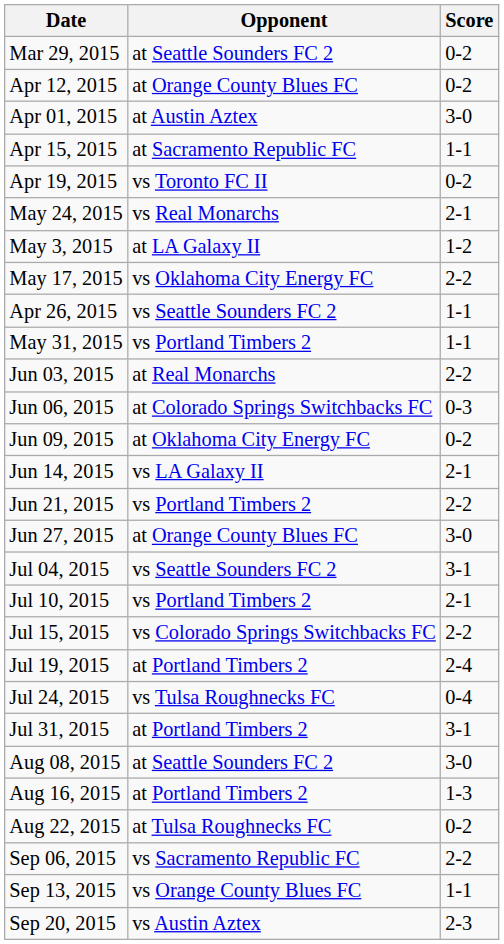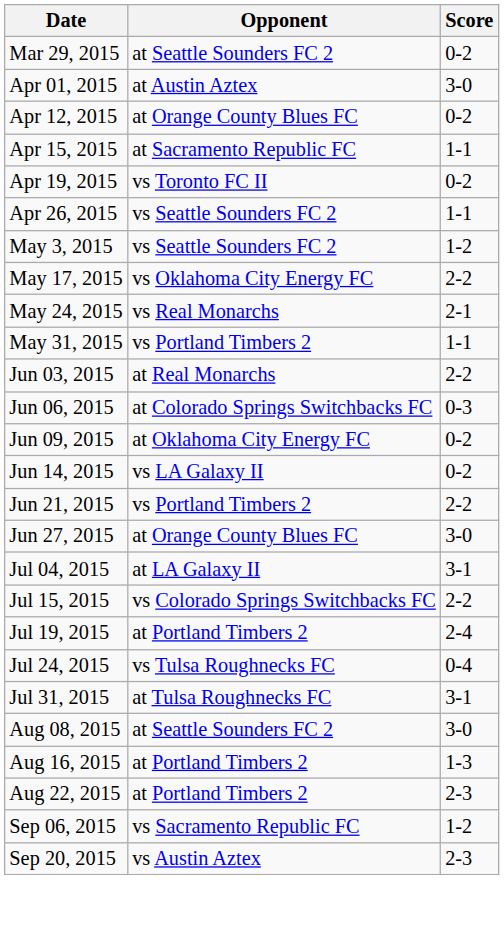rows swapped: (63, 117) <-> (63, 85)
rows swapped: (63, 310) <-> (66, 213)
(196, 246) at LA Galaxy II -> (234, 246) vs Seattle Sounders FC 2
(459, 471) 2-1 -> (459, 471) 0-2
(234, 568) vs Seattle Sounders FC 2 -> (196, 568) at LA Galaxy II
- row: (59, 600)
(220, 729) at Portland Timbers 2 -> (232, 697) at Tulsa Roughnecks FC
(232, 826) at Tulsa Roughnecks FC -> (220, 794) at Portland Timbers 2
(459, 826) 0-2 -> (459, 794) 2-3
(459, 858) 2-2 -> (459, 826) 1-2
- row: (63, 890)
